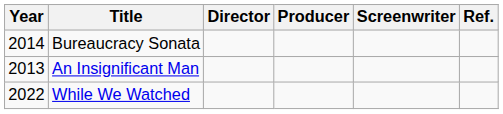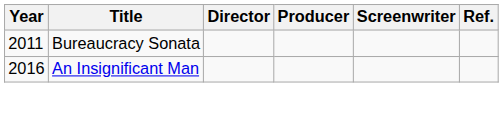(26, 43) 2014 -> (26, 43) 2011
(26, 69) 2013 -> (26, 69) 2016
- row: (121, 95)
